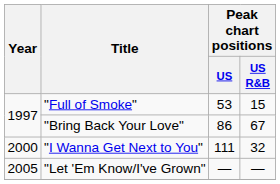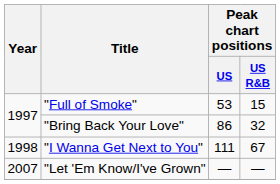(258, 125) 67 -> (258, 125) 32
(23, 147) 2000 -> (23, 147) 1998
(258, 147) 32 -> (258, 147) 67
(23, 169) 2005 -> (23, 169) 2007
